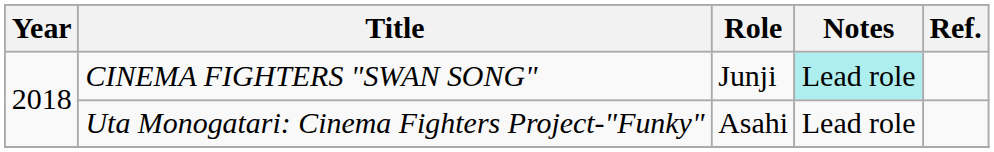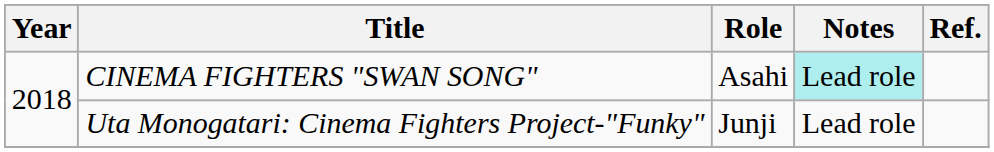(747, 75) Junji -> (753, 75) Asahi
(753, 123) Asahi -> (747, 123) Junji
